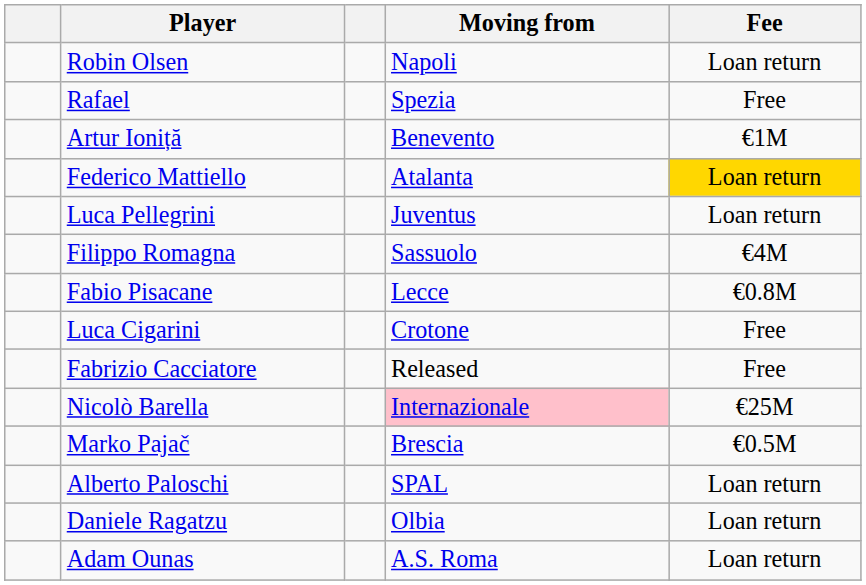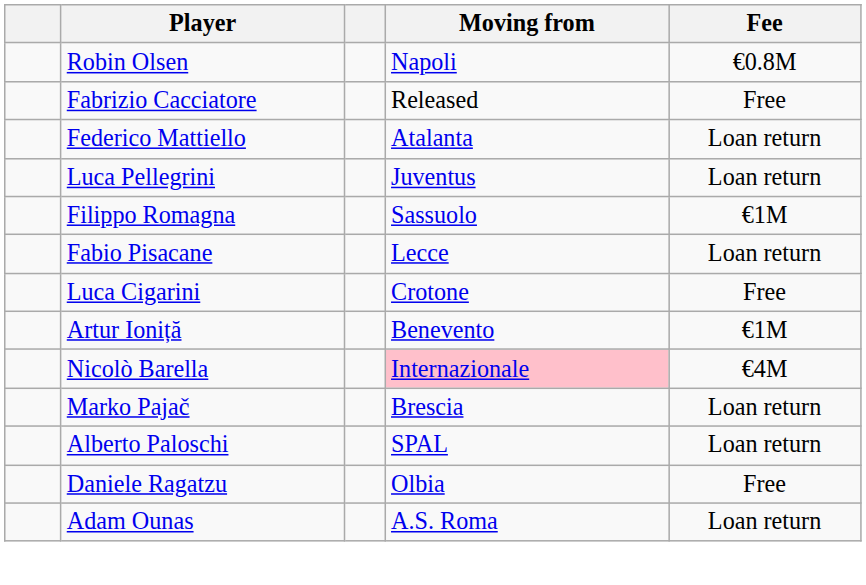(765, 61) Loan return -> (765, 61) €0.8M
- row: (98, 100)
rows swapped: (162, 368) <-> (124, 138)
(765, 176) gold background -> (765, 138) no background
(765, 253) €4M -> (765, 215) €1M
(765, 291) €0.8M -> (765, 253) Loan return
(765, 406) €25M -> (765, 368) €4M
(765, 445) €0.5M -> (765, 406) Loan return
(765, 521) Loan return -> (765, 483) Free
